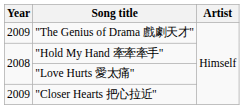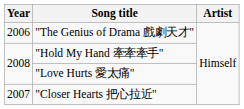(19, 32) 2009 -> (19, 32) 2006
(19, 94) 2009 -> (19, 94) 2007
